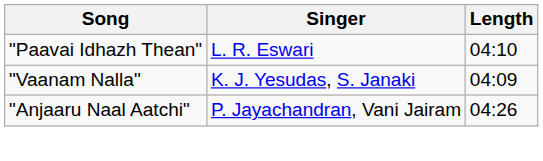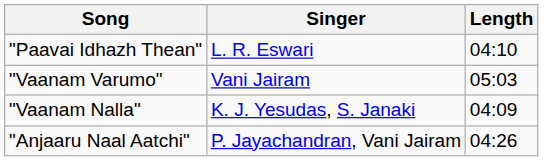+ row: (86, 79)
